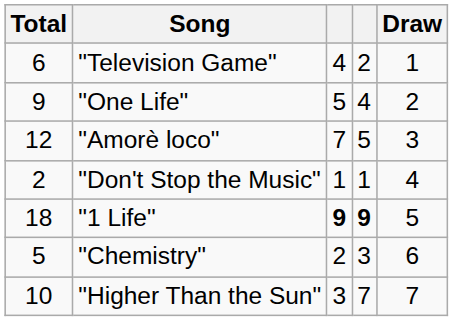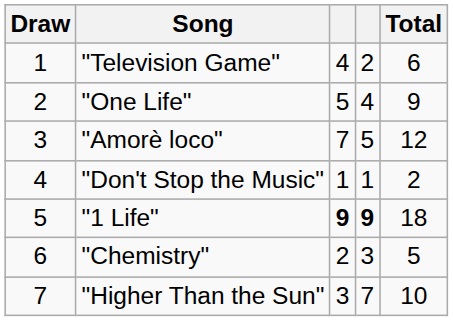columns swapped: (412, 23) <-> (39, 23)
